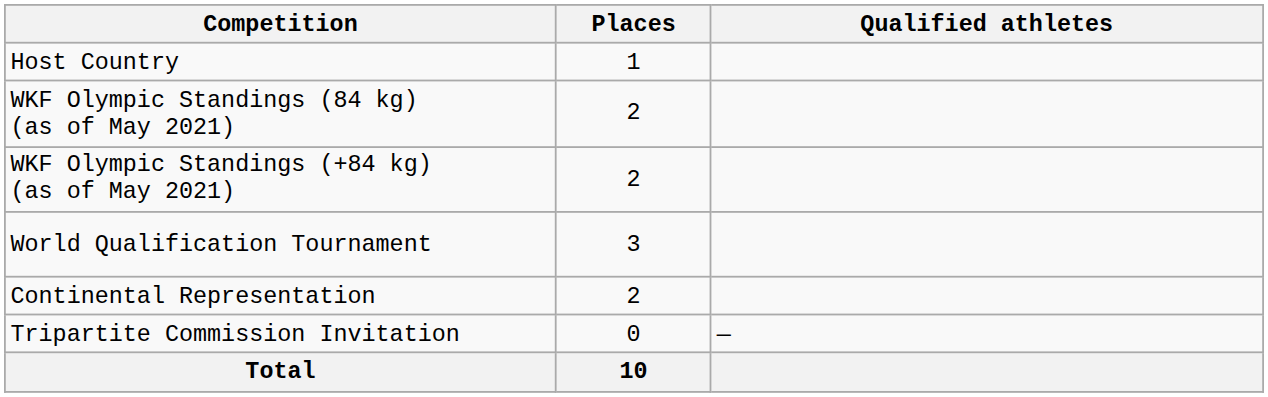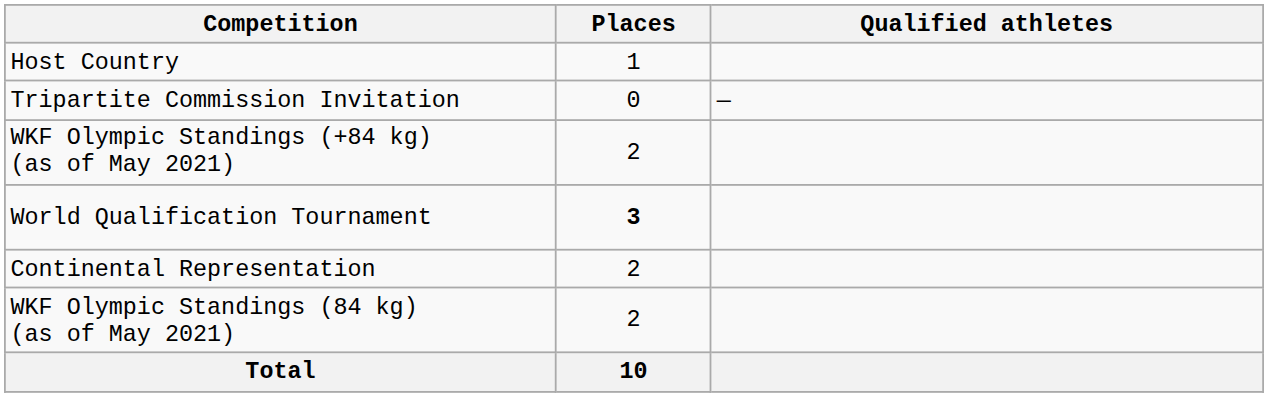rows swapped: (214, 114) <-> (235, 334)
(634, 244) normal -> (634, 217) bold
